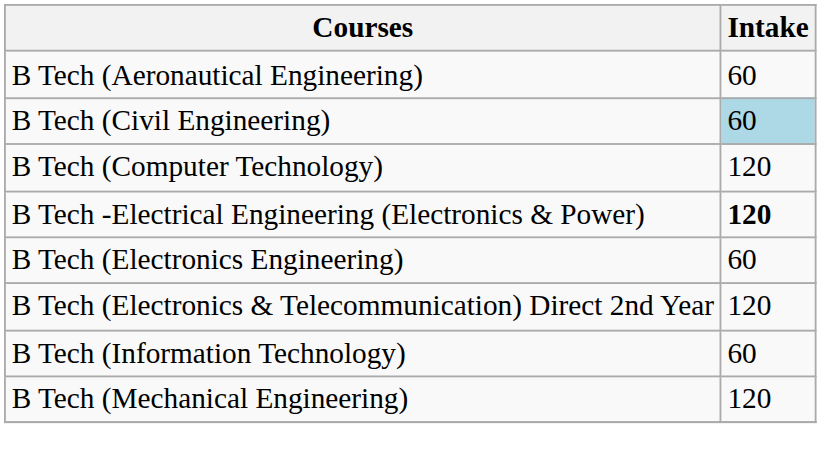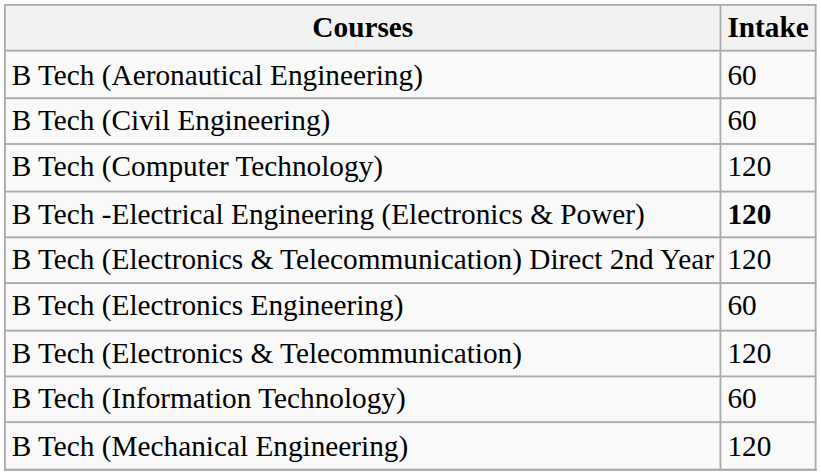(742, 120) lightblue background -> (742, 120) no background
rows swapped: (363, 306) <-> (208, 259)
+ row: (267, 352)
